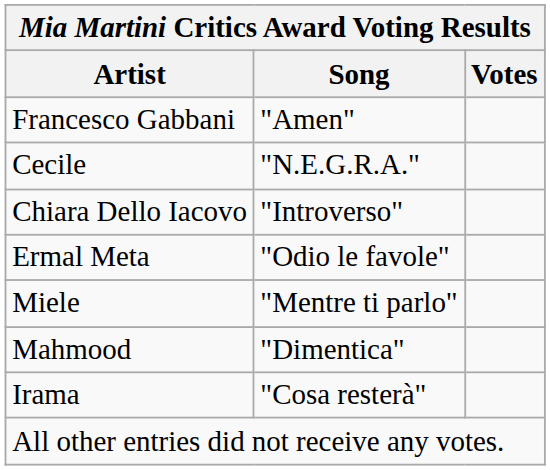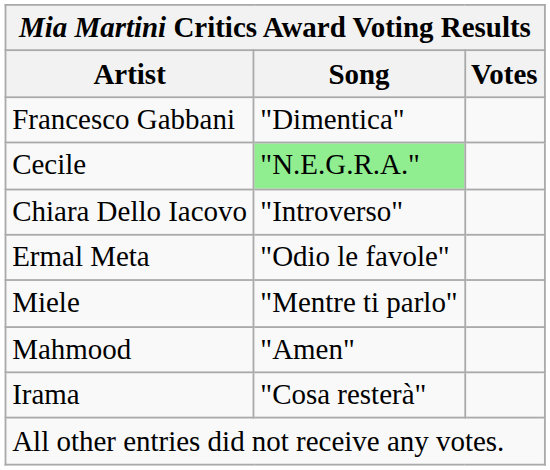(308, 119) "Amen" -> (332, 119) "Dimentica"
(340, 165) no background -> (340, 165) lightgreen background
(332, 348) "Dimentica" -> (308, 348) "Amen"
